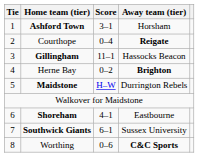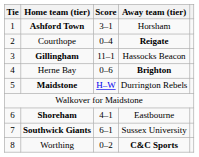(106, 70) 0–2 -> (106, 70) 0–6
(106, 144) 0–6 -> (106, 144) 0–2
